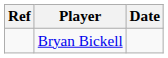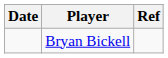columns swapped: (145, 16) <-> (19, 16)
